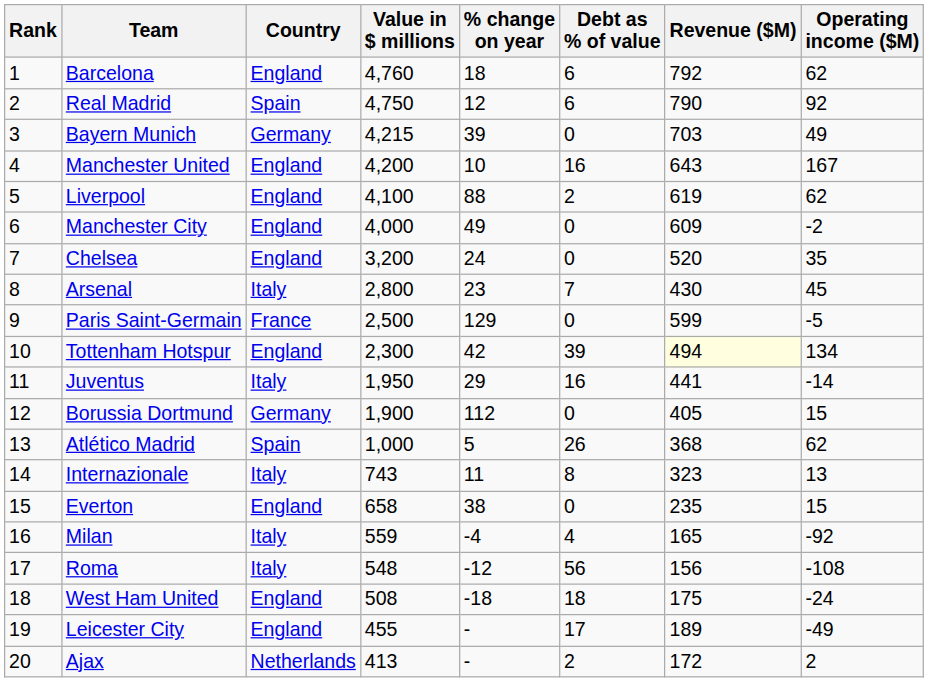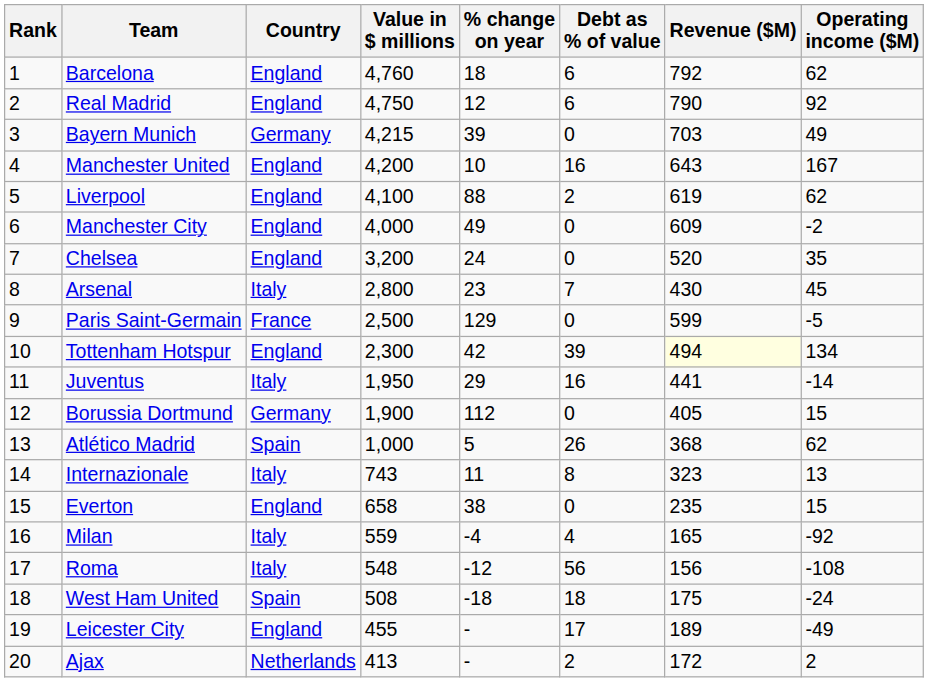(276, 103) Spain -> (286, 103) England
(286, 599) England -> (276, 599) Spain
